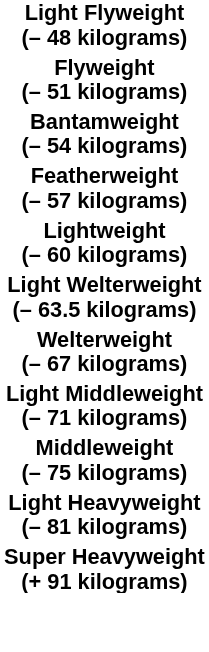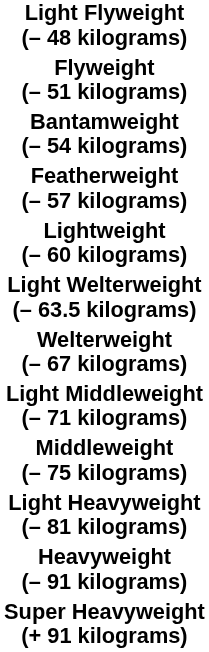+ row: (104, 569)
